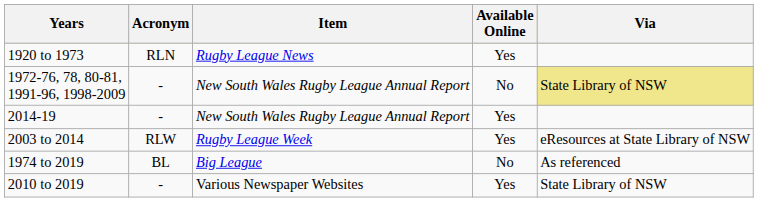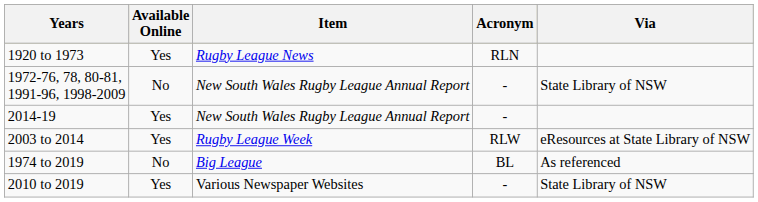columns swapped: (161, 24) <-> (505, 24)
(604, 85) khaki background -> (604, 85) no background
